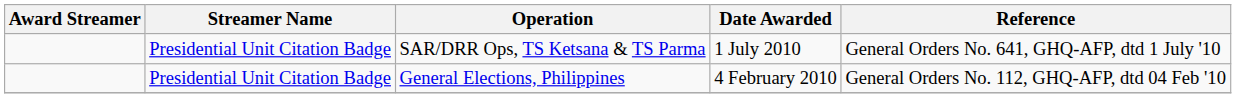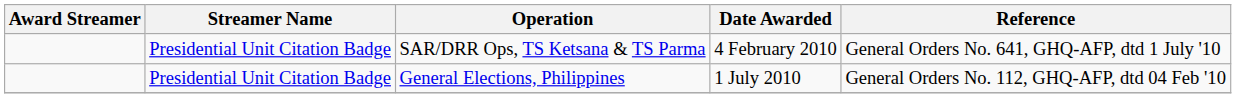(757, 48) 1 July 2010 -> (775, 48) 4 February 2010
(775, 78) 4 February 2010 -> (757, 78) 1 July 2010
